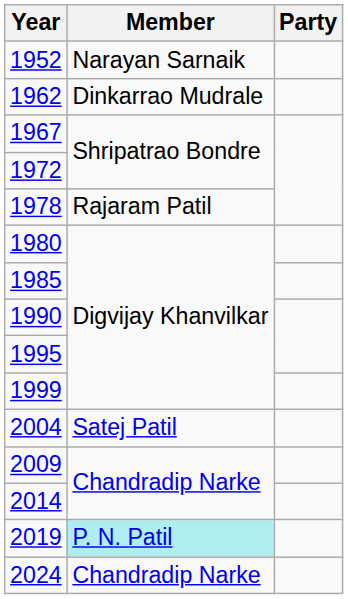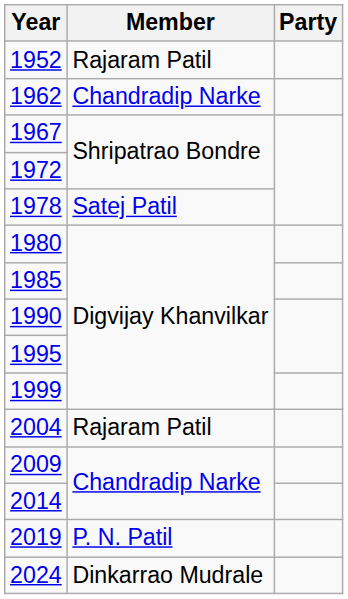(159, 59) Narayan Sarnaik -> (142, 59) Rajaram Patil
(168, 96) Dinkarrao Mudrale -> (167, 96) Chandradip Narke
(142, 206) Rajaram Patil -> (125, 206) Satej Patil
(125, 427) Satej Patil -> (142, 427) Rajaram Patil
(122, 538) paleturquoise background -> (122, 538) no background
(167, 574) Chandradip Narke -> (168, 574) Dinkarrao Mudrale
